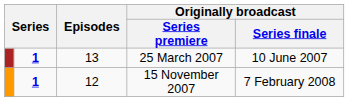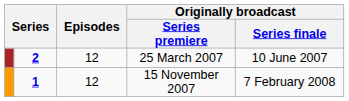(35, 58) 1 -> (35, 58) 2
(92, 58) 13 -> (92, 58) 12
